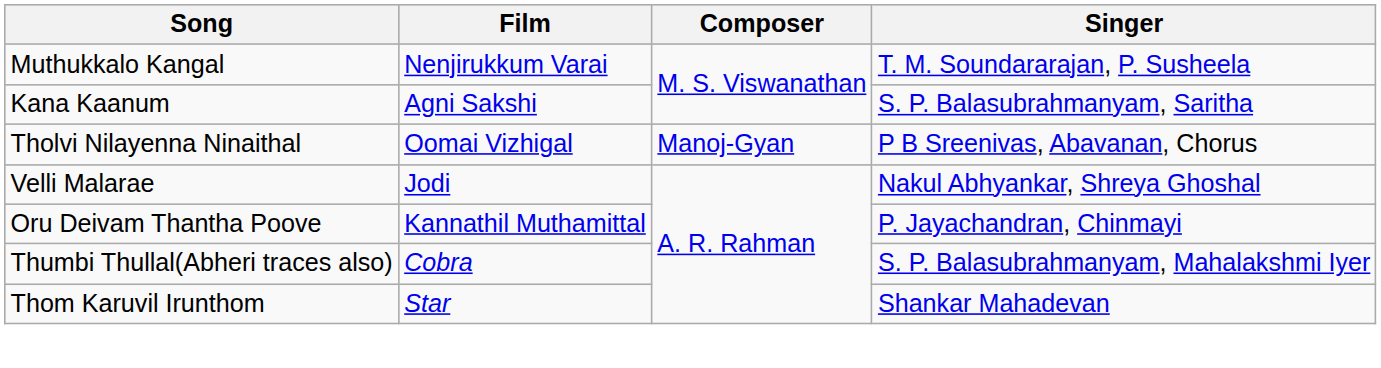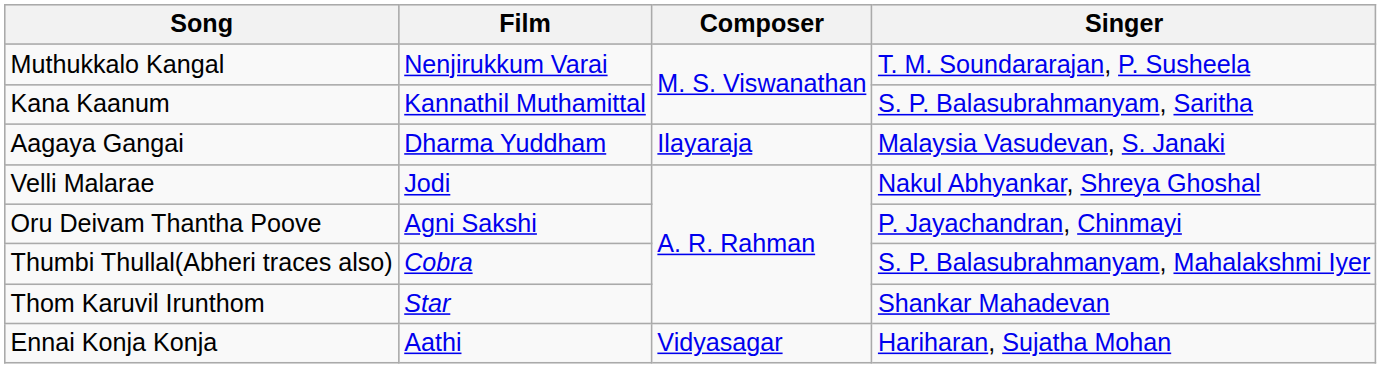(471, 104) Agni Sakshi -> (525, 104) Kannathil Muthamittal
+ row: (97, 143)
- row: (156, 143)
(525, 223) Kannathil Muthamittal -> (471, 223) Agni Sakshi
+ row: (114, 343)
